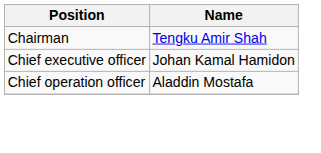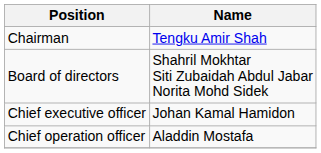+ row: (63, 76)
